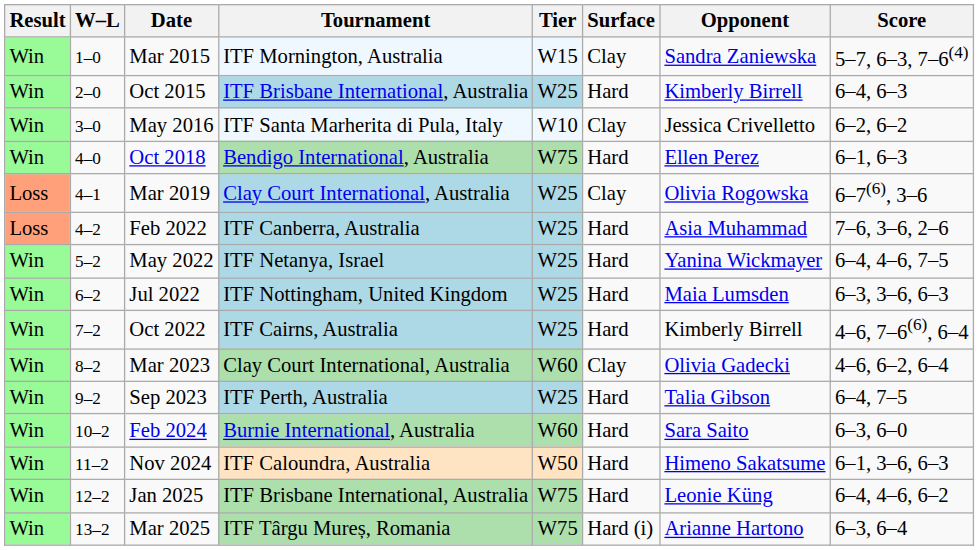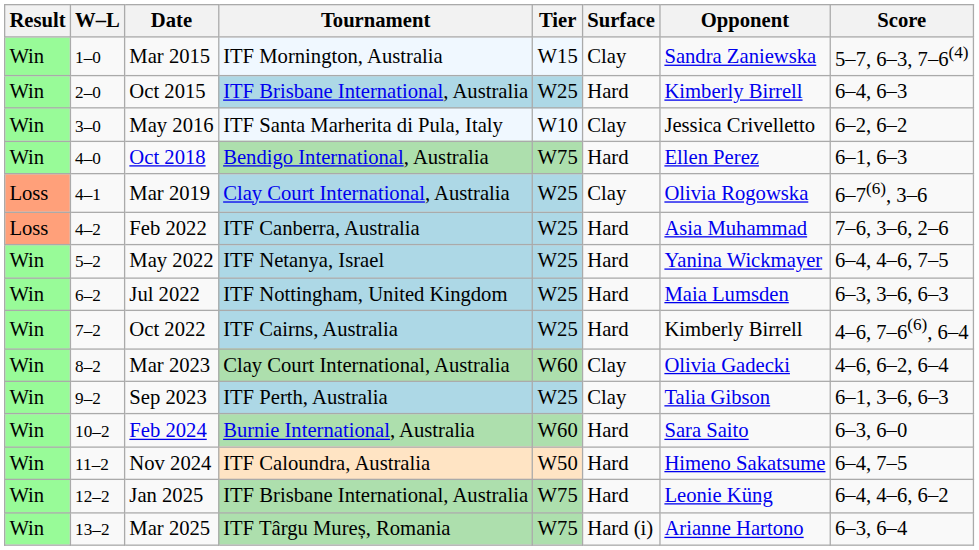(608, 397) Hard -> (607, 397) Clay
(871, 397) 6–4, 7–5 -> (892, 397) 6–1, 3–6, 6–3
(892, 463) 6–1, 3–6, 6–3 -> (871, 463) 6–4, 7–5
